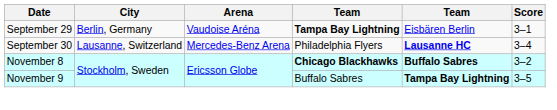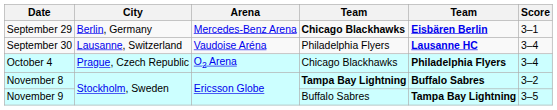(223, 29) Vaudoise Aréna -> (245, 29) Mercedes-Benz Arena
(347, 29) Tampa Bay Lightning -> (353, 29) Chicago Blackhawks
(440, 29) normal -> (449, 29) bold
(238, 45) Mercedes-Benz Arena -> (230, 45) Vaudoise Aréna
+ row: (30, 63)
(346, 62) Chicago Blackhawks -> (354, 80) Tampa Bay Lightning
